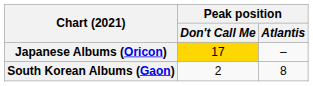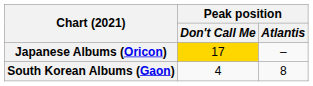(218, 71) 2 -> (218, 71) 4
